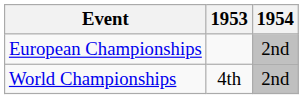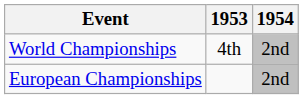rows swapped: (93, 78) <-> (105, 49)
